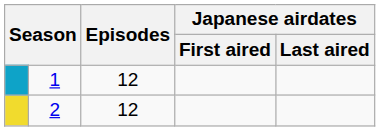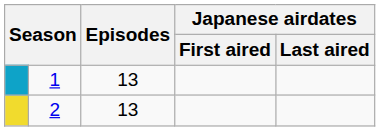(128, 79) 12 -> (128, 79) 13
(128, 110) 12 -> (128, 110) 13
